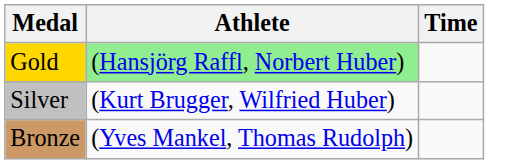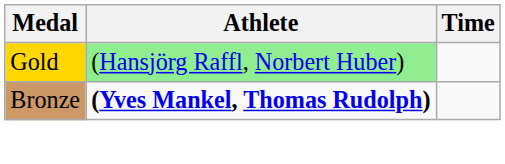- row: (39, 100)
(252, 138) normal -> (261, 100) bold
